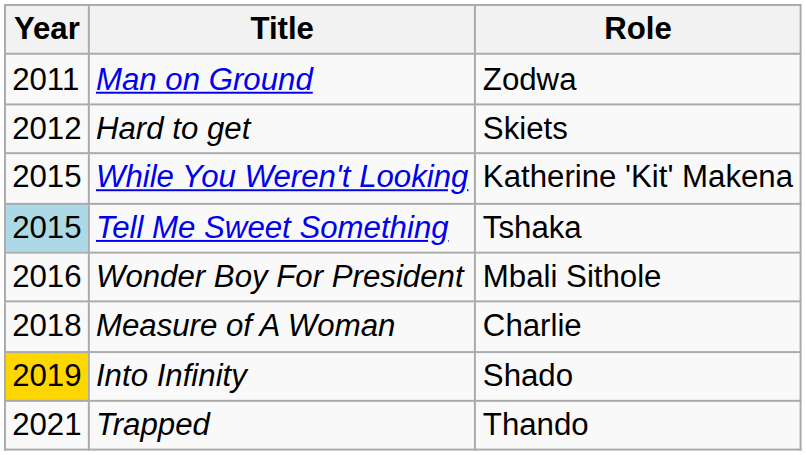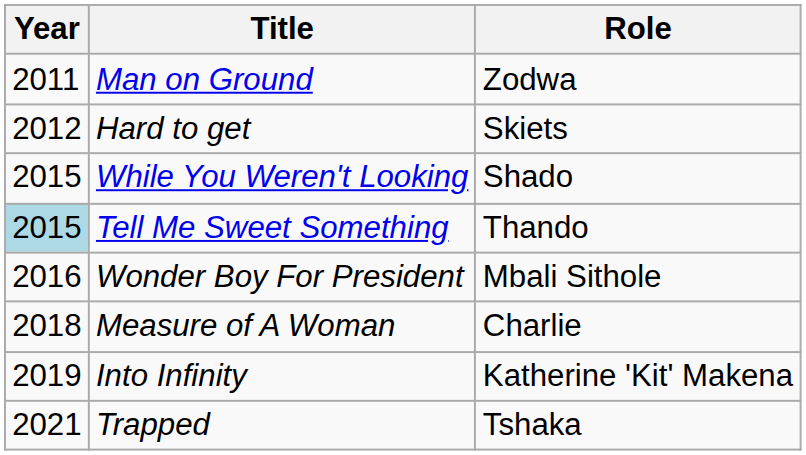(638, 177) Katherine 'Kit' Makena -> (528, 177) Shado
(532, 227) Tshaka -> (536, 227) Thando
(47, 375) gold background -> (47, 375) no background
(528, 375) Shado -> (638, 375) Katherine 'Kit' Makena
(536, 425) Thando -> (532, 425) Tshaka
